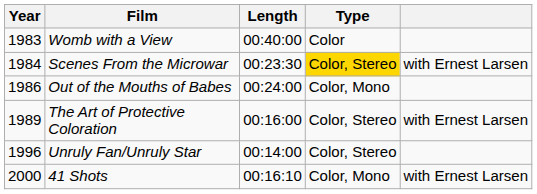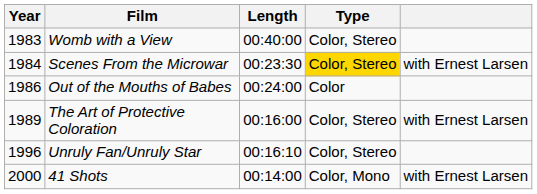(327, 40) Color -> (353, 40) Color, Stereo
(349, 87) Color, Mono -> (327, 87) Color
(273, 152) 00:14:00 -> (273, 152) 00:16:10
(273, 176) 00:16:10 -> (273, 176) 00:14:00
